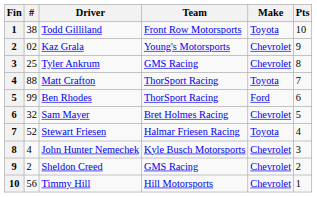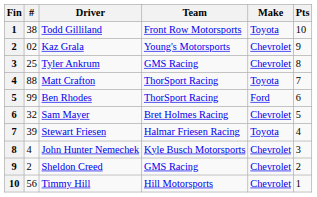(32, 132) 52 -> (32, 132) 39
